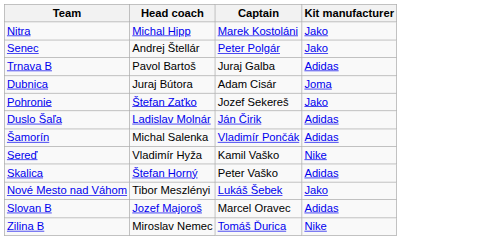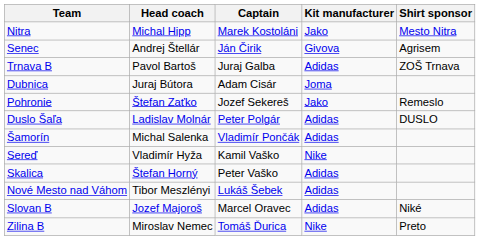+ column: (436, 13)
(249, 48) Peter Polgár -> (239, 48) Ján Čirik
(316, 48) Jako -> (322, 48) Givova
(239, 119) Ján Čirik -> (249, 119) Peter Polgár
(316, 191) Jako -> (322, 191) Adidas
